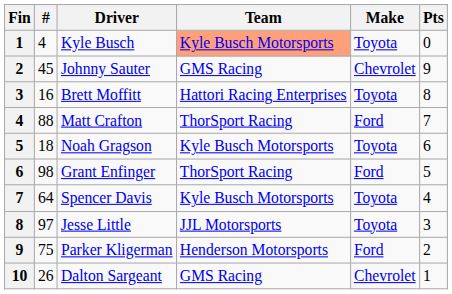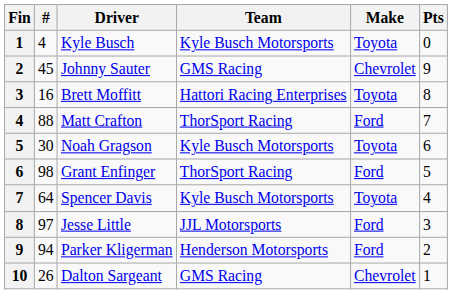(257, 43) lightsalmon background -> (257, 43) no background
(46, 146) 18 -> (46, 146) 30
(376, 224) Toyota -> (369, 224) Ford
(46, 249) 75 -> (46, 249) 94
